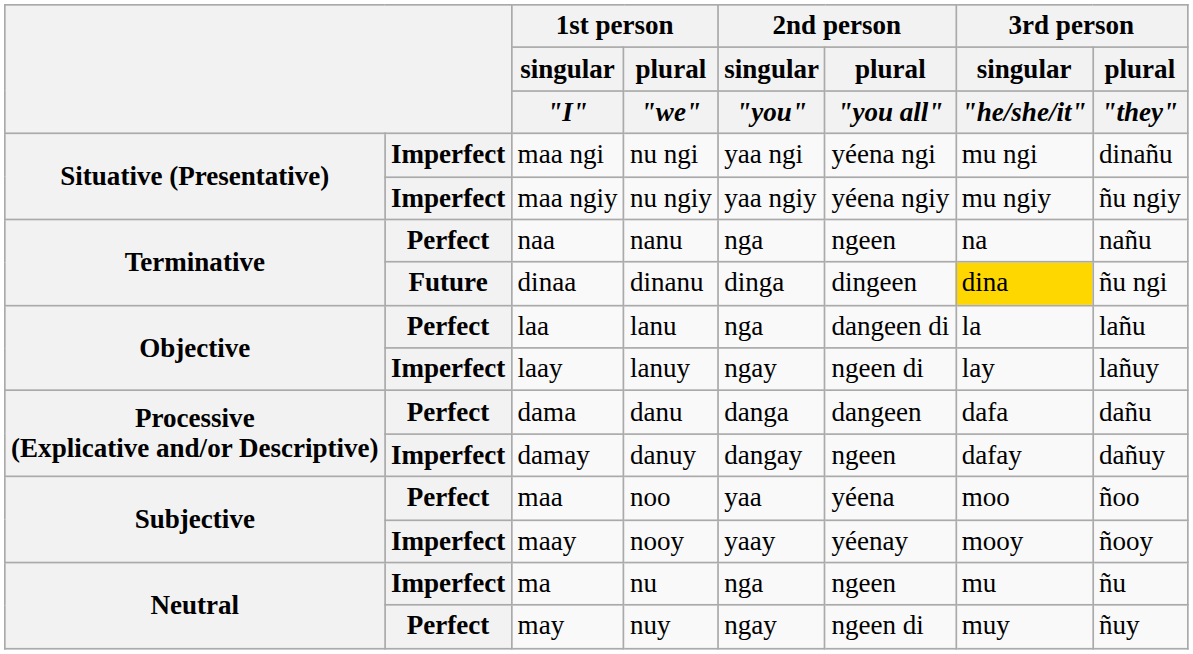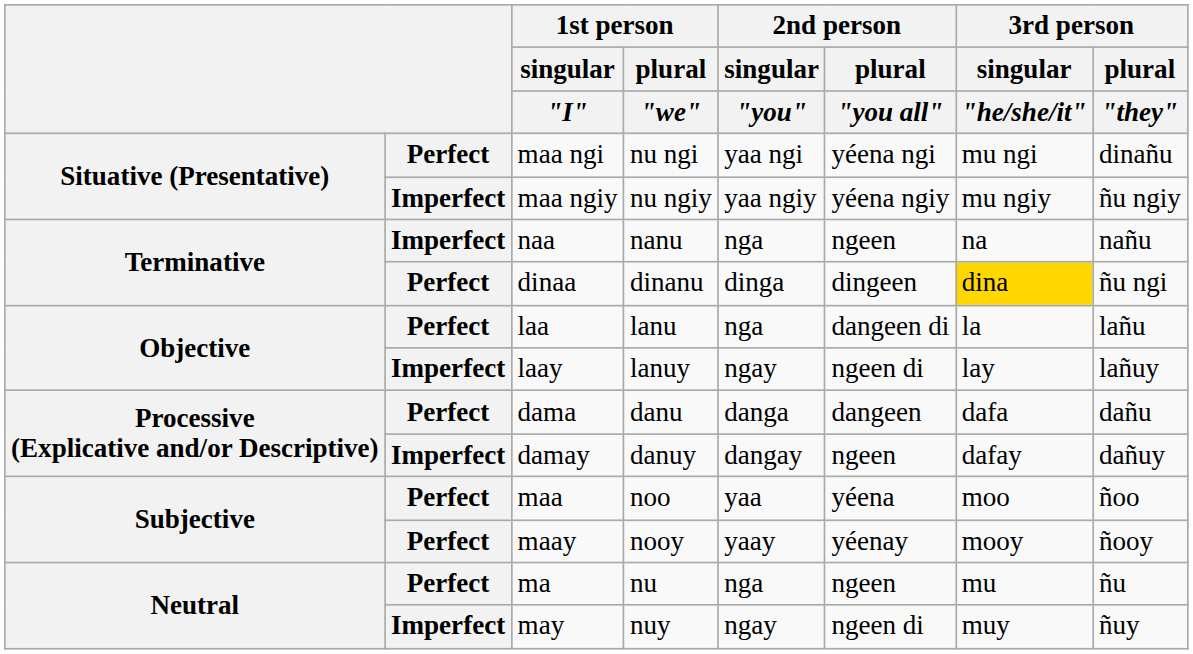(448, 154) Imperfect -> (448, 154) Perfect
(448, 240) Perfect -> (448, 240) Imperfect
(448, 283) Future -> (448, 283) Perfect
(448, 540) Imperfect -> (448, 540) Perfect
(448, 583) Imperfect -> (448, 583) Perfect
(448, 626) Perfect -> (448, 626) Imperfect
